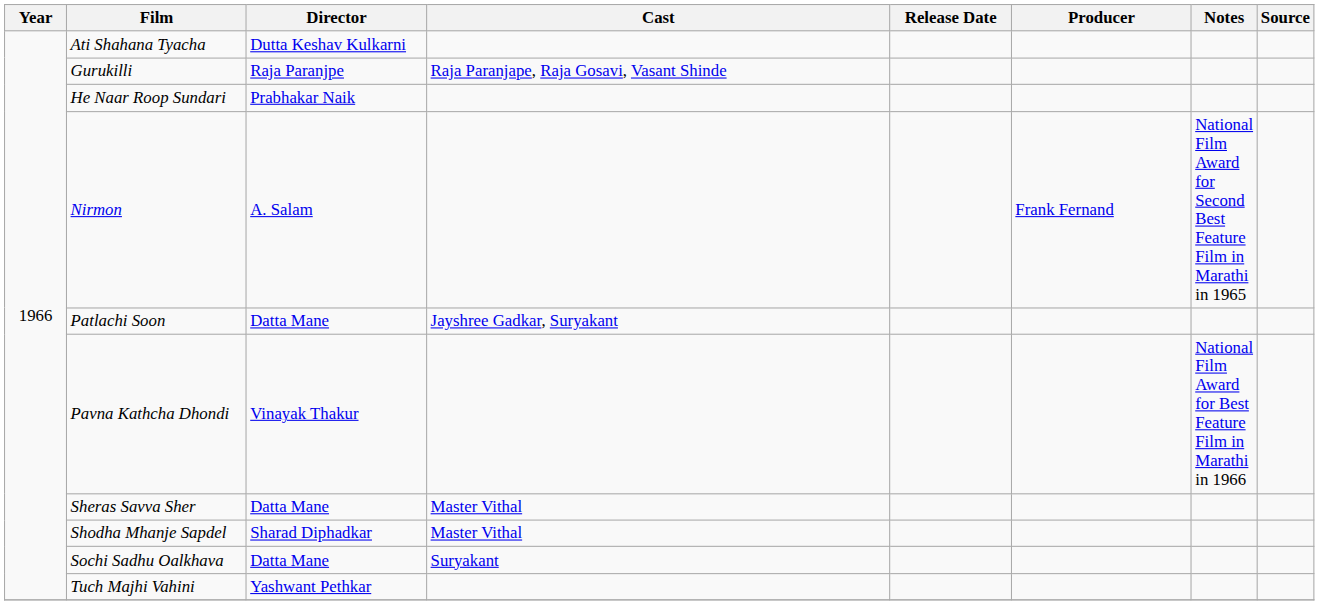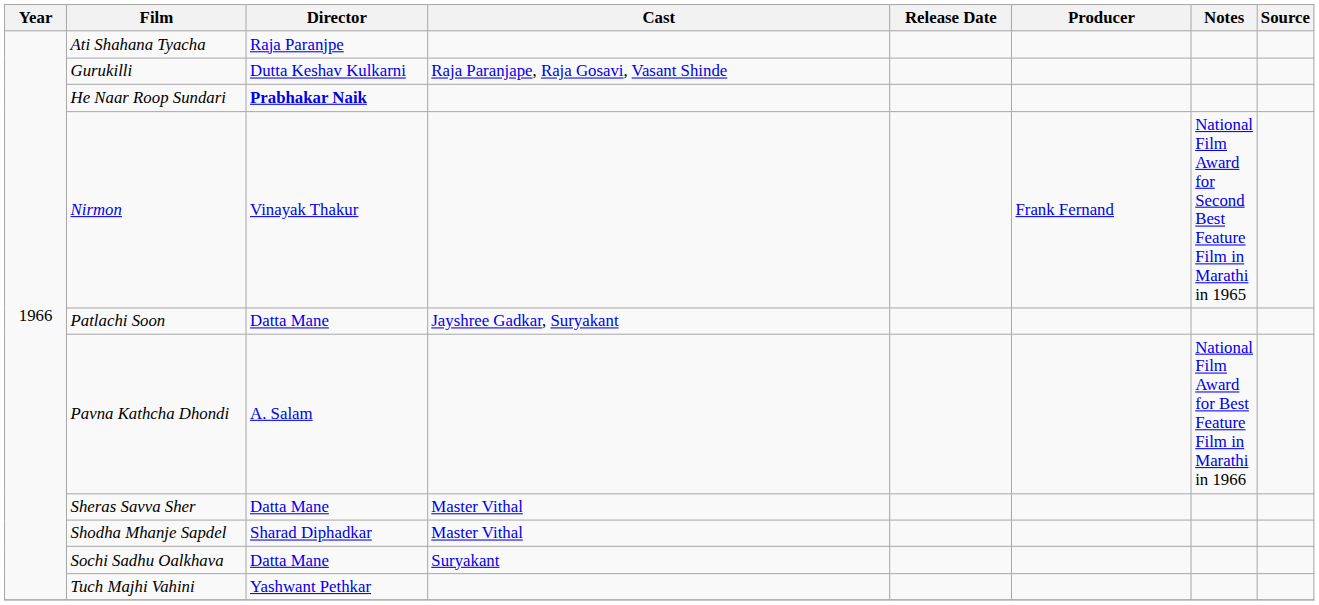(328, 44) Dutta Keshav Kulkarni -> (297, 44) Raja Paranjpe
(297, 71) Raja Paranjpe -> (328, 71) Dutta Keshav Kulkarni
(303, 97) normal -> (308, 97) bold
(281, 209) A. Salam -> (304, 209) Vinayak Thakur
(304, 413) Vinayak Thakur -> (281, 413) A. Salam
